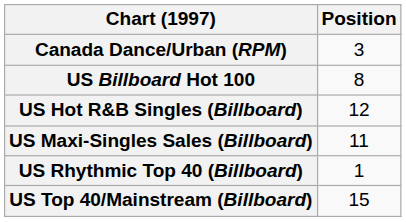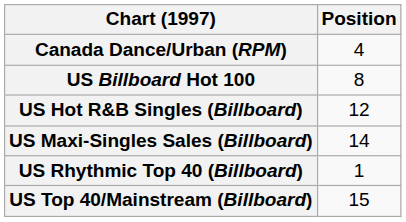(359, 49) 3 -> (359, 49) 4
(359, 140) 11 -> (359, 140) 14
